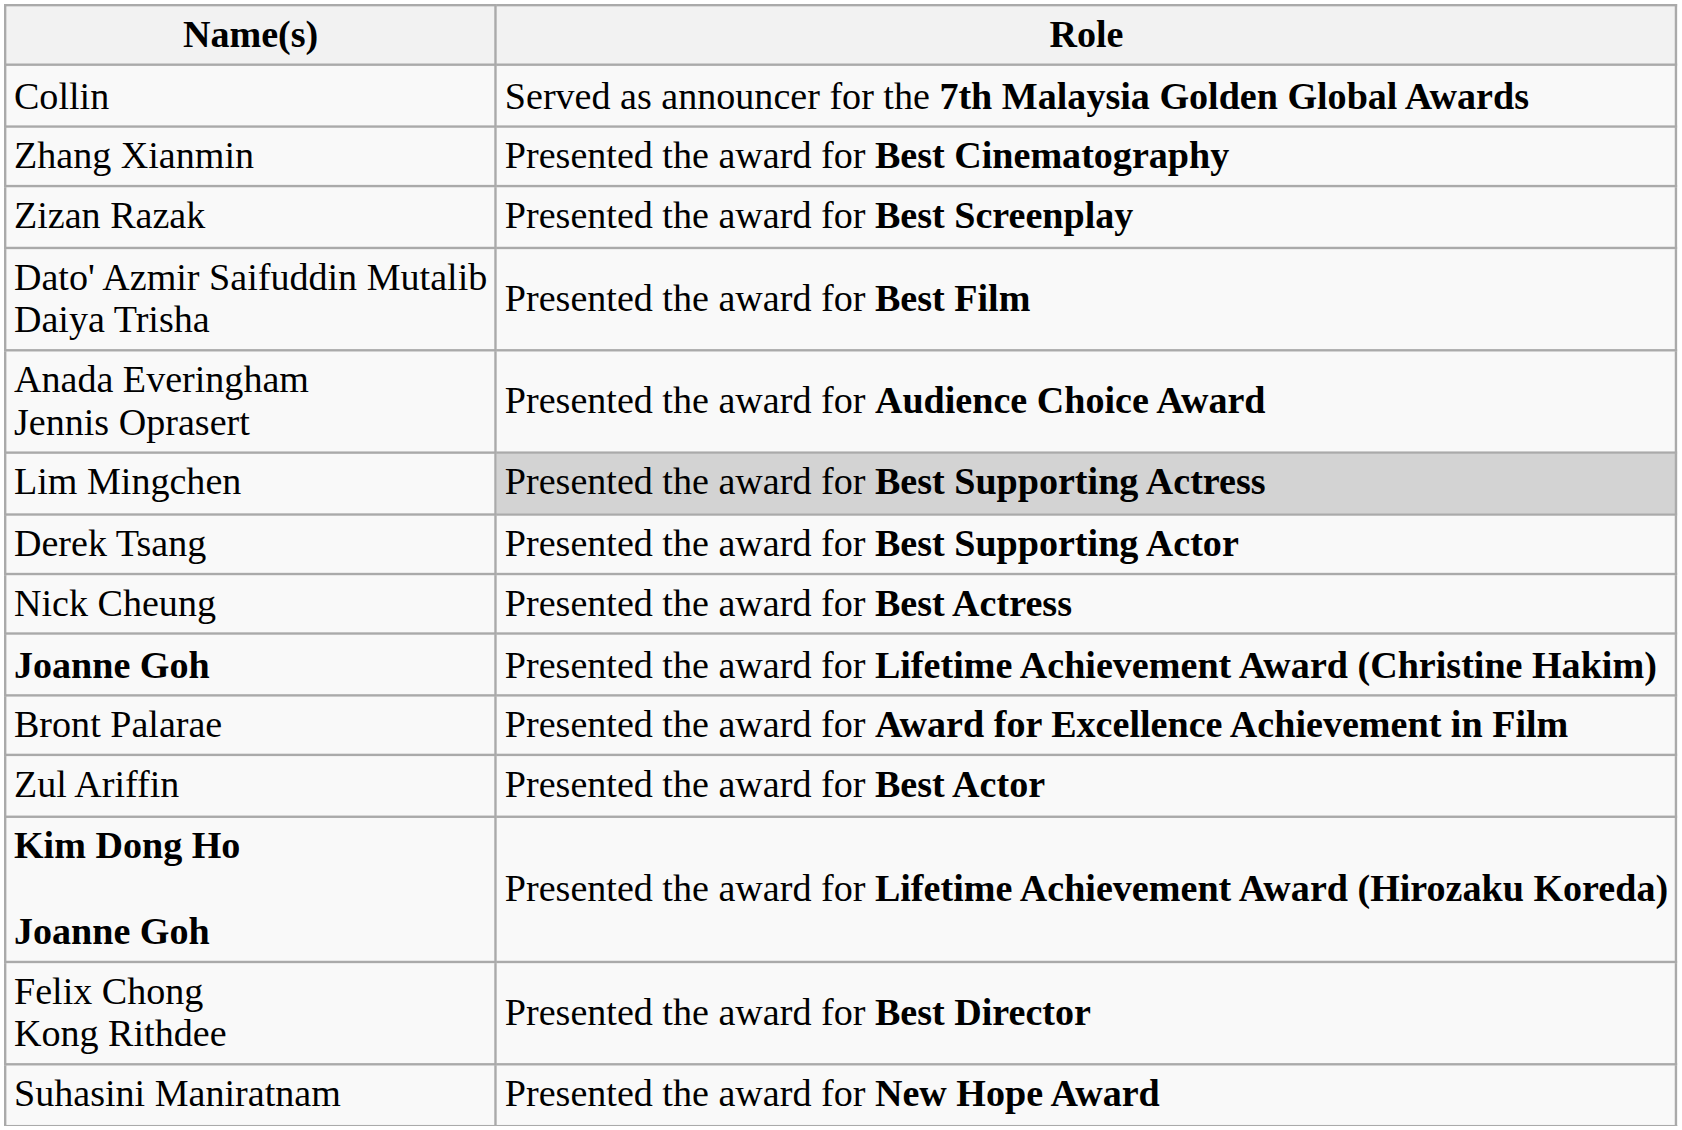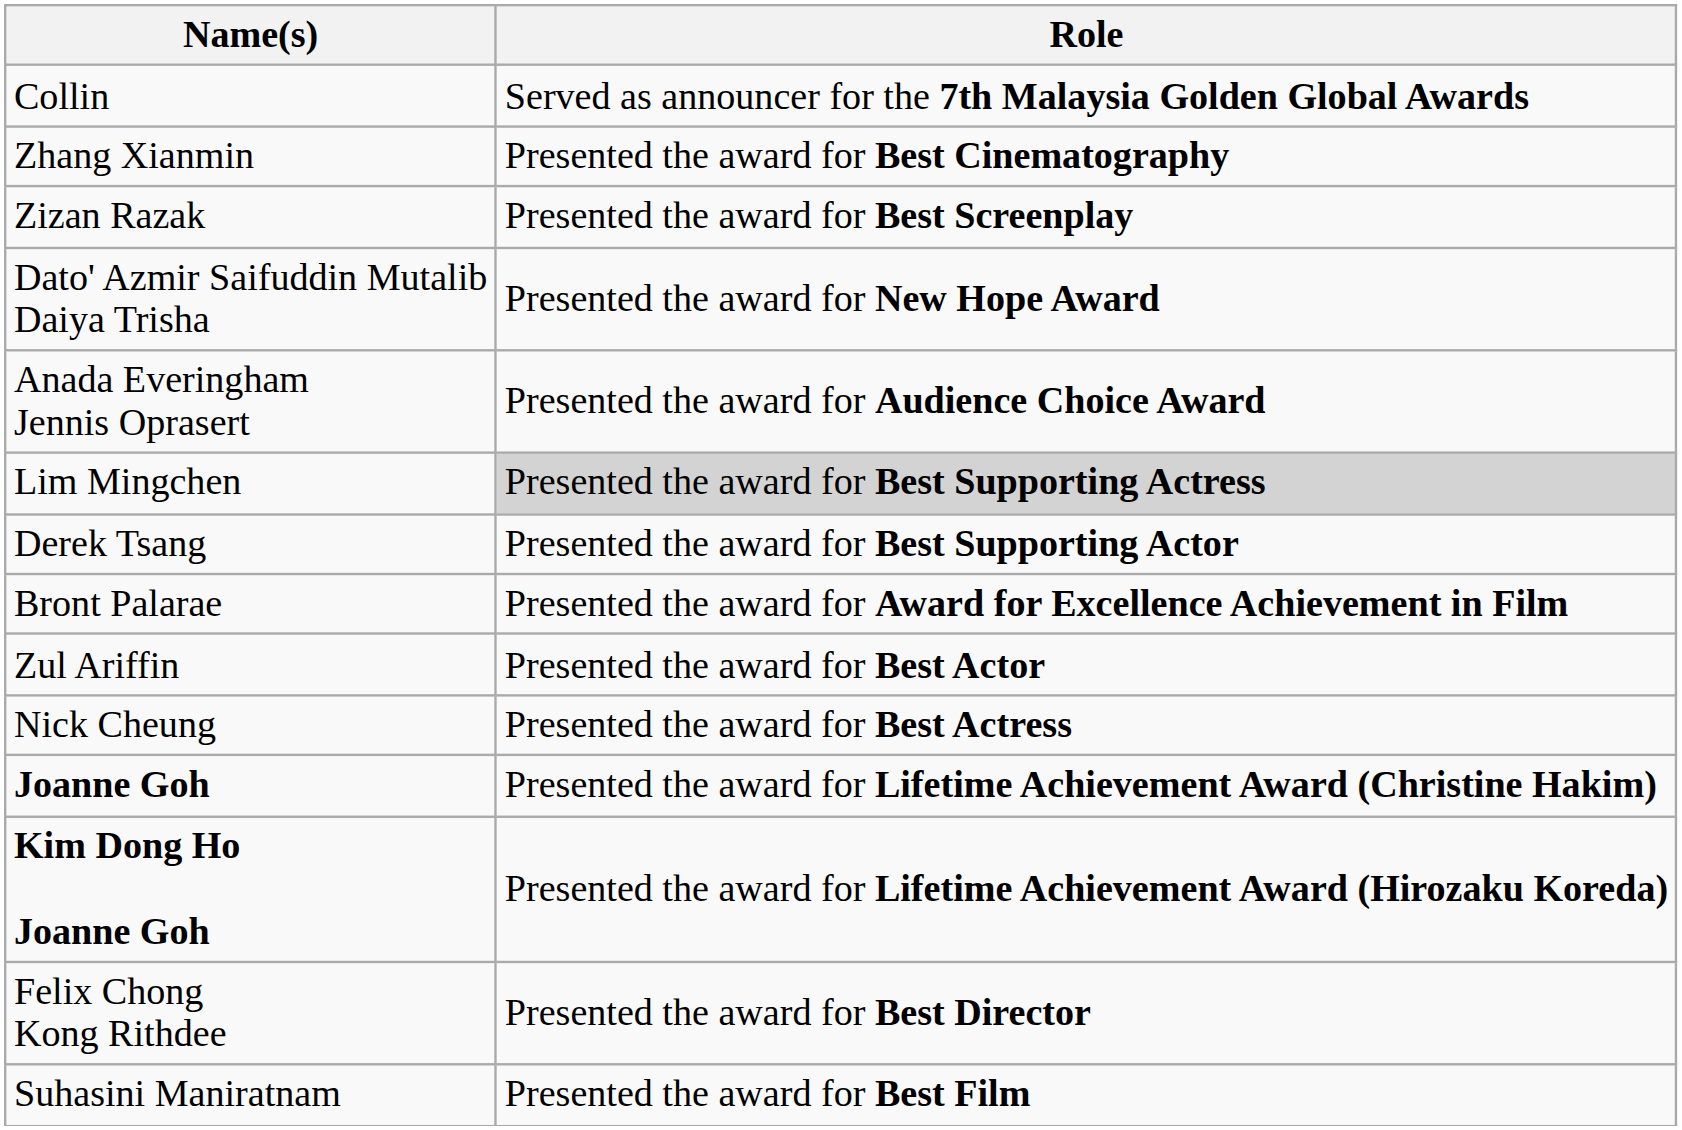(768, 297) Presented the award for Best Film -> (832, 297) Presented the award for New Hope Award
rows swapped: (118, 724) <-> (115, 603)
rows swapped: (112, 663) <-> (97, 784)
(832, 1094) Presented the award for New Hope Award -> (768, 1094) Presented the award for Best Film
